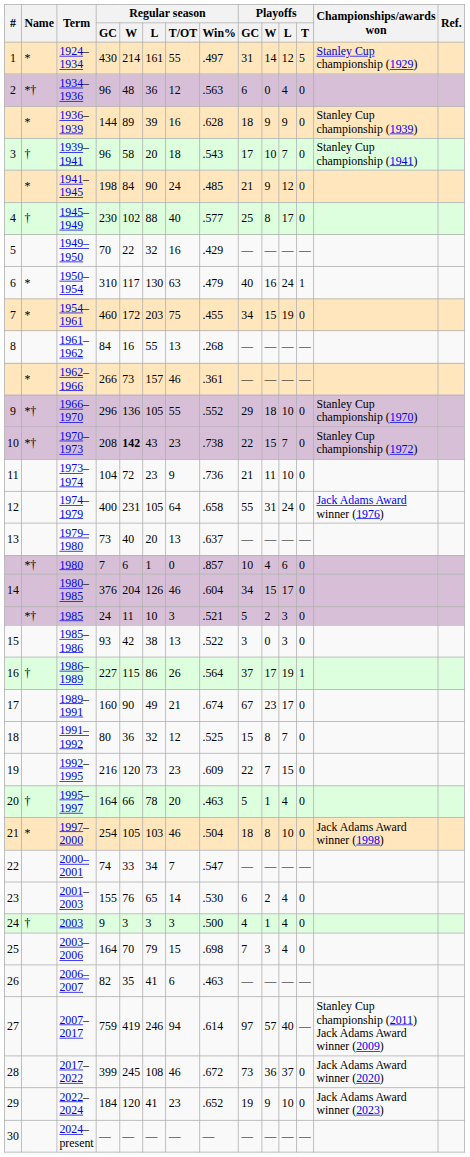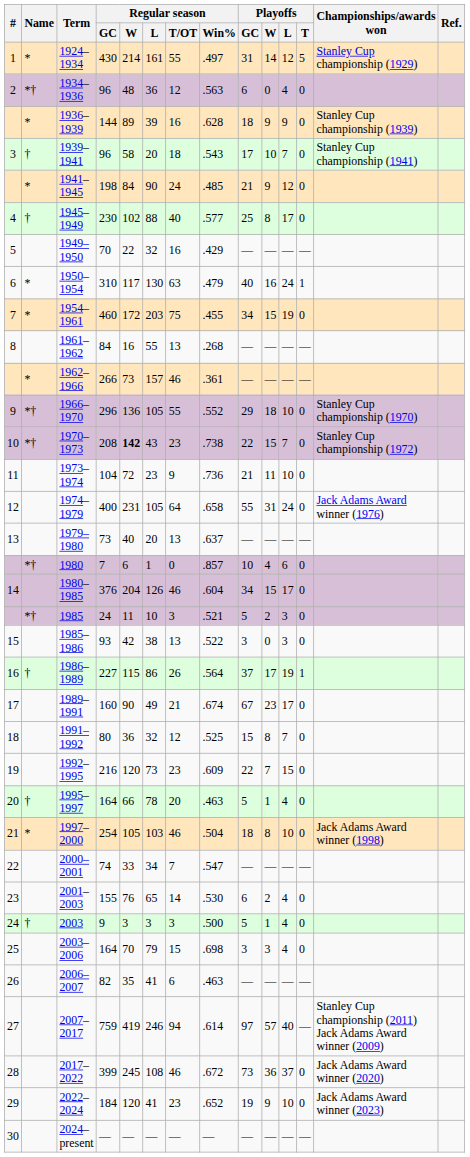(244, 923) 4 -> (244, 923) 5
(244, 948) 7 -> (244, 948) 3
